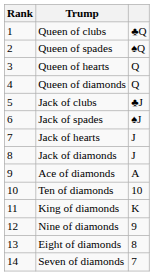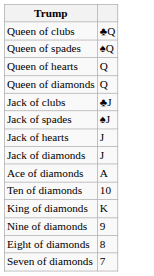- column: (20, 13)
